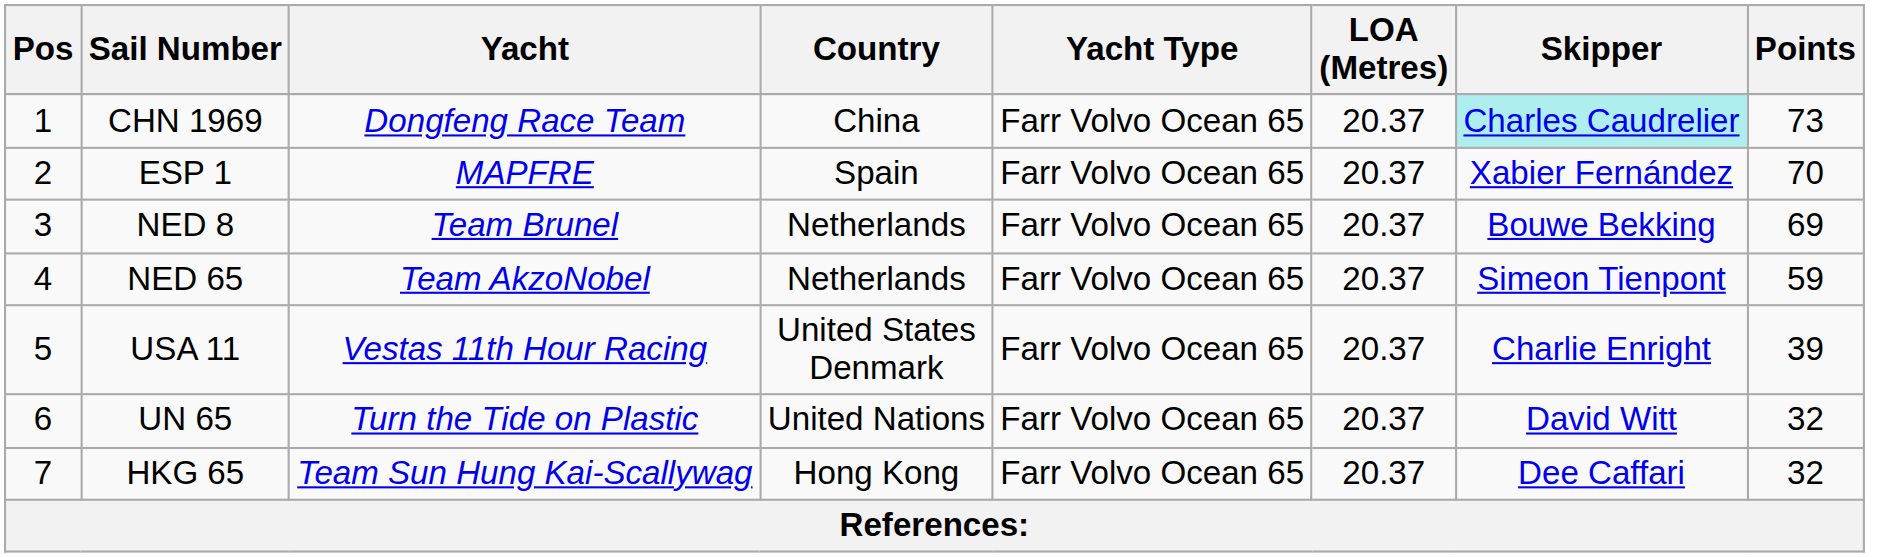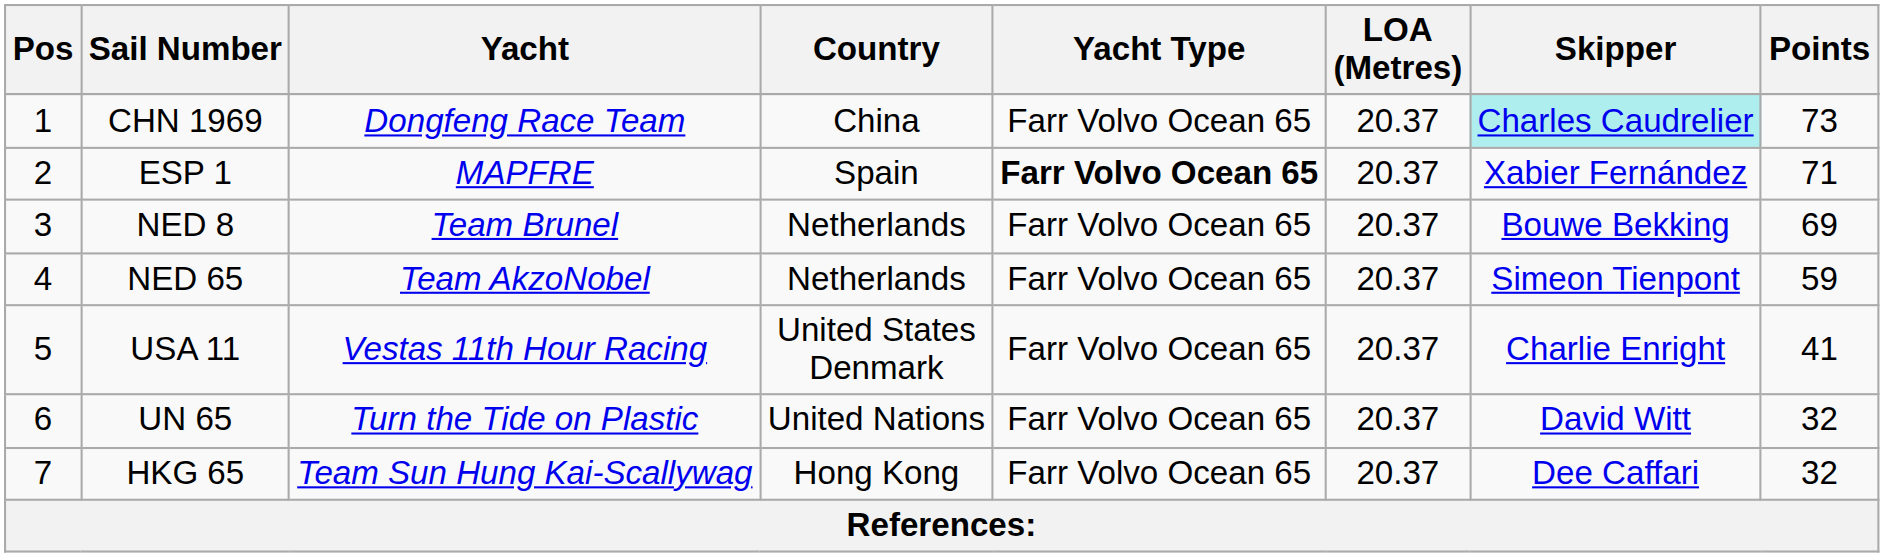(1152, 173) normal -> (1159, 173) bold
(1805, 173) 70 -> (1820, 173) 71
(1805, 349) 39 -> (1820, 349) 41
